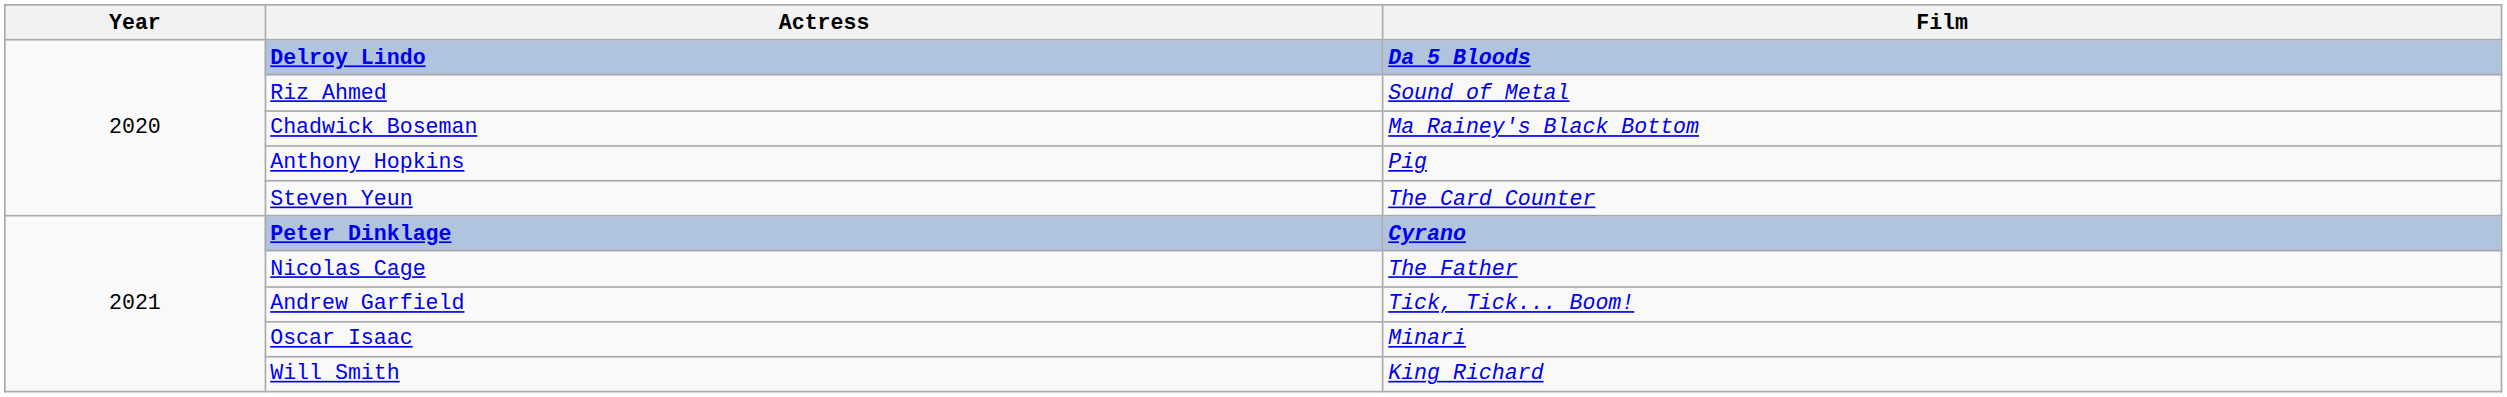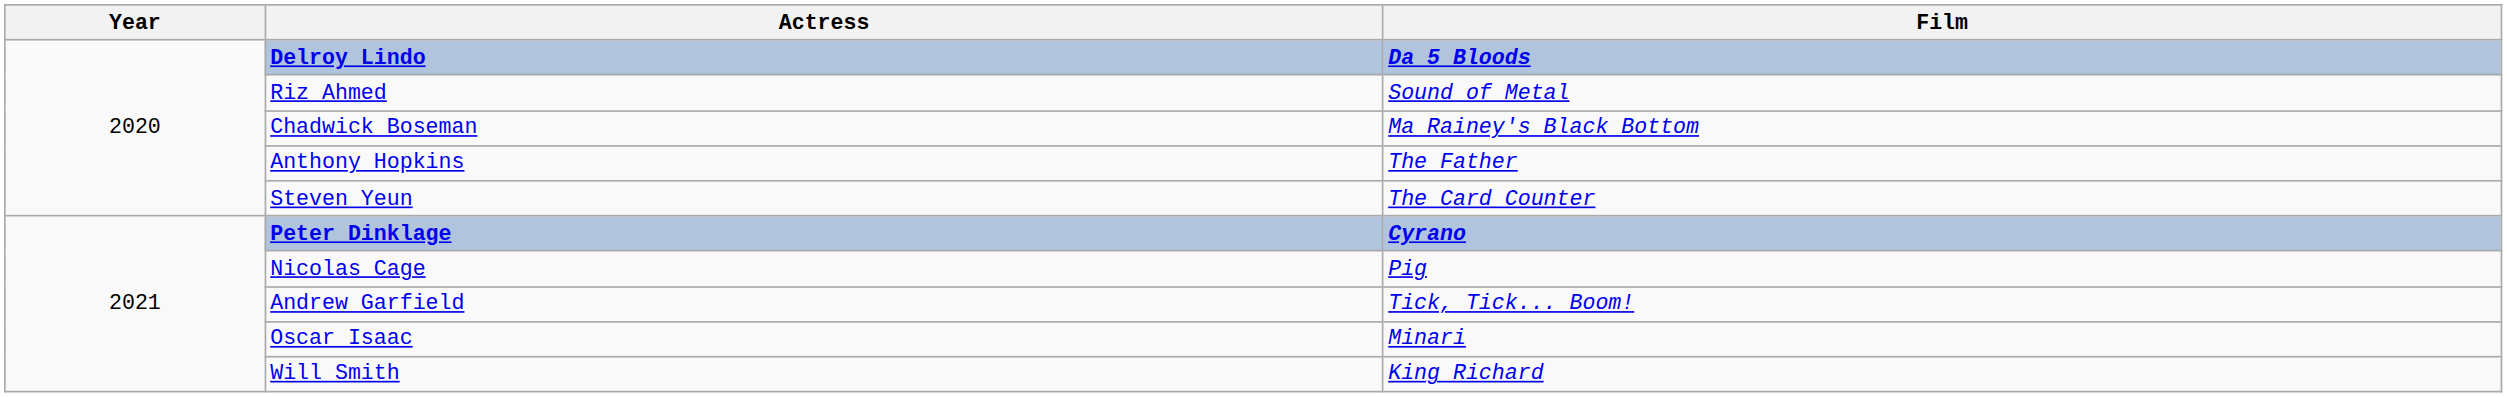(1408, 163) Pig -> (1453, 163) The Father
(1453, 269) The Father -> (1408, 269) Pig
